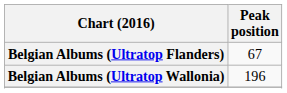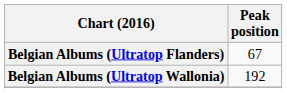(255, 76) 196 -> (255, 76) 192
